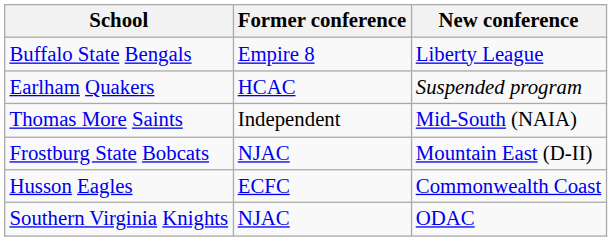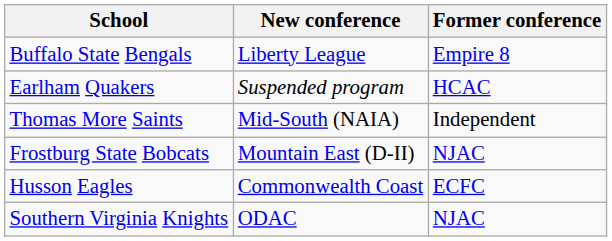columns swapped: (322, 20) <-> (508, 20)
